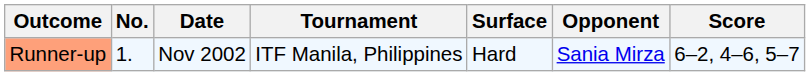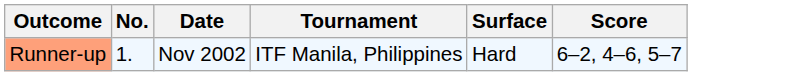- column: (611, 20)
